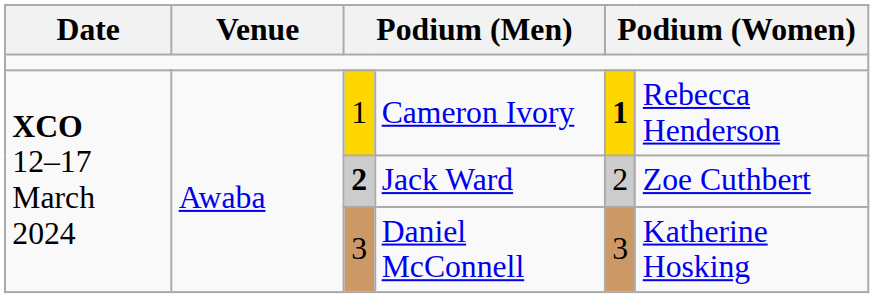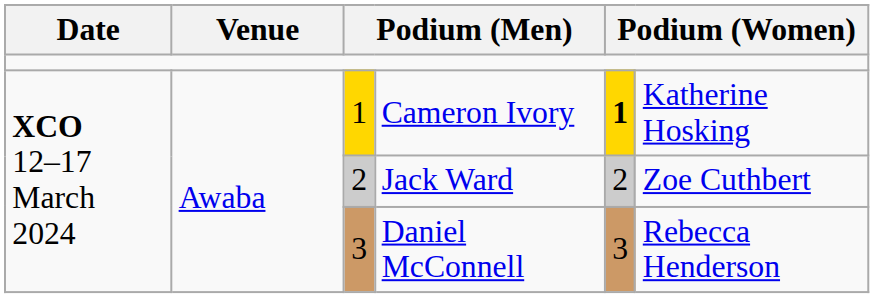(711, 112) Rebecca Henderson -> (705, 112) Katherine Hosking
(359, 180) bold -> (359, 180) normal
(705, 248) Katherine Hosking -> (711, 248) Rebecca Henderson
